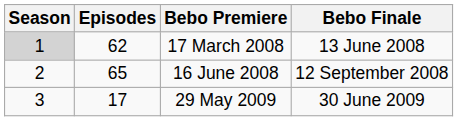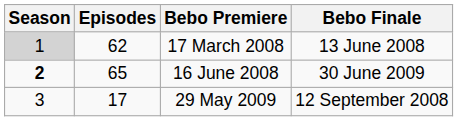(40, 73) normal -> (40, 73) bold
(372, 73) 12 September 2008 -> (372, 73) 30 June 2009
(372, 101) 30 June 2009 -> (372, 101) 12 September 2008
